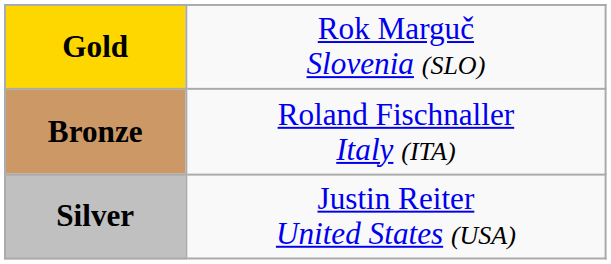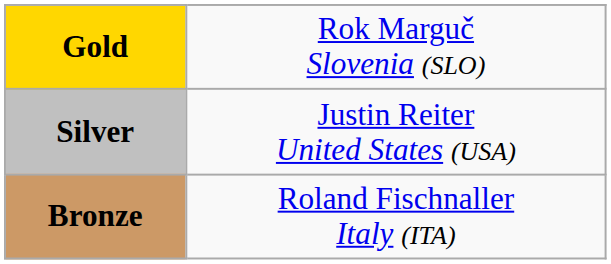rows swapped: (95, 215) <-> (95, 131)
